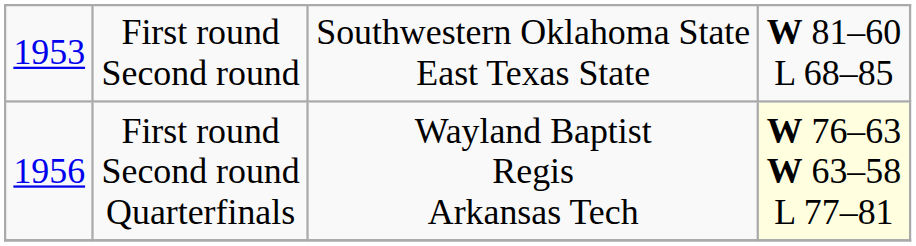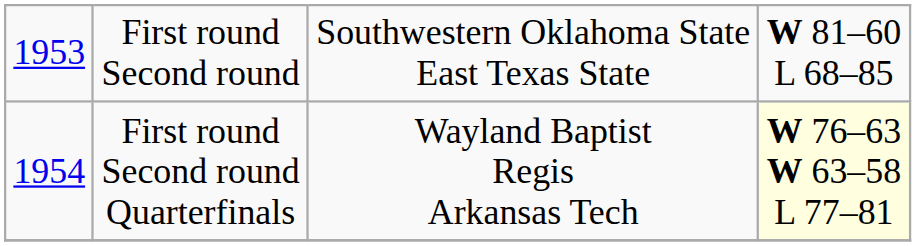(49, 170) 1956 -> (49, 170) 1954
